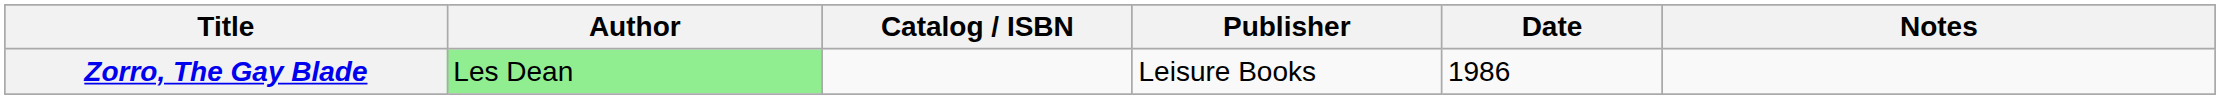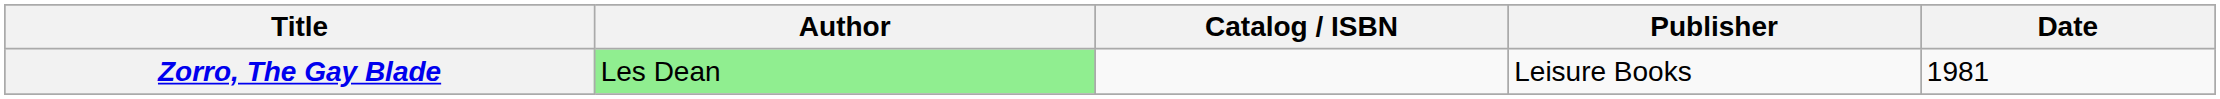- column: (1939, 26)
(1479, 71) 1986 -> (1958, 71) 1981
